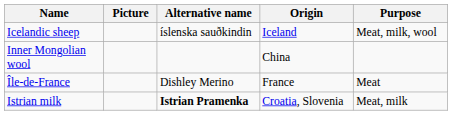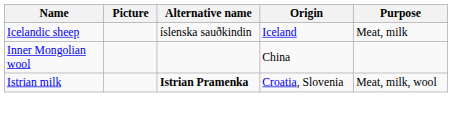(396, 32) Meat, milk, wool -> (382, 32) Meat, milk
- row: (39, 82)
(382, 100) Meat, milk -> (396, 82) Meat, milk, wool
